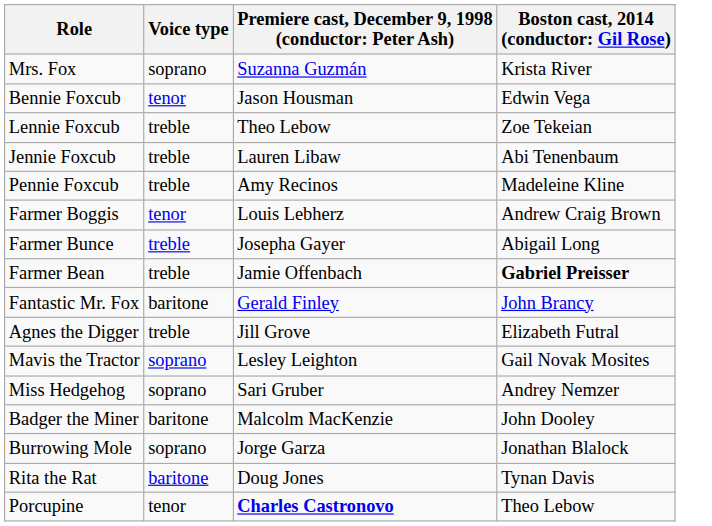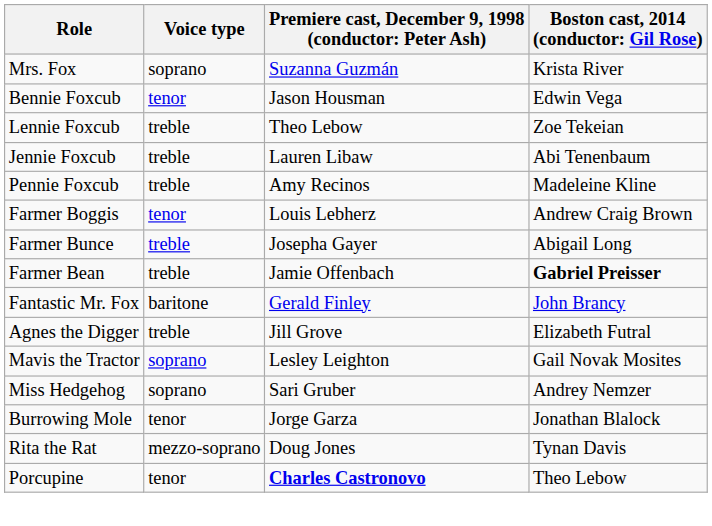- row: (74, 419)
(177, 448) soprano -> (167, 419) tenor
(178, 477) baritone -> (204, 448) mezzo-soprano
